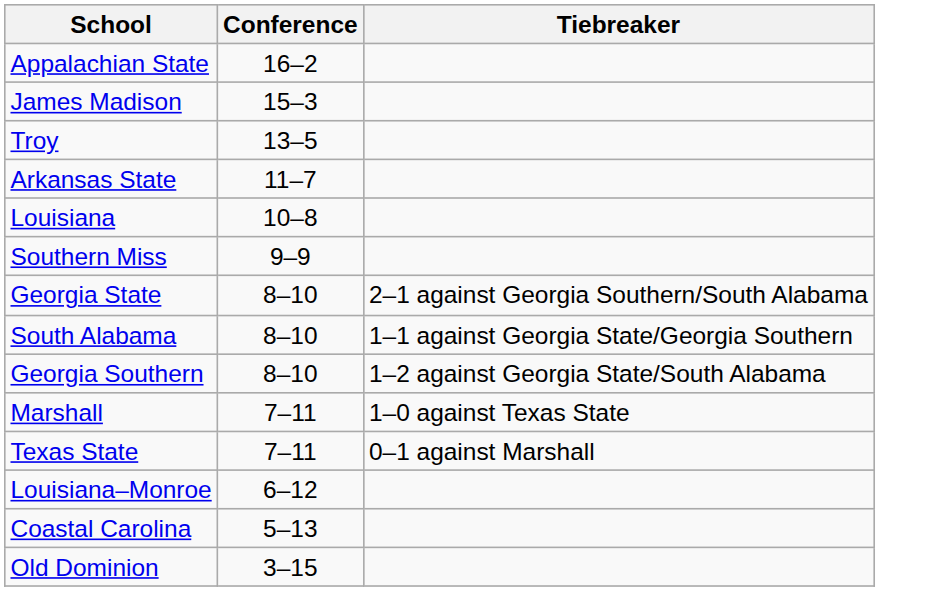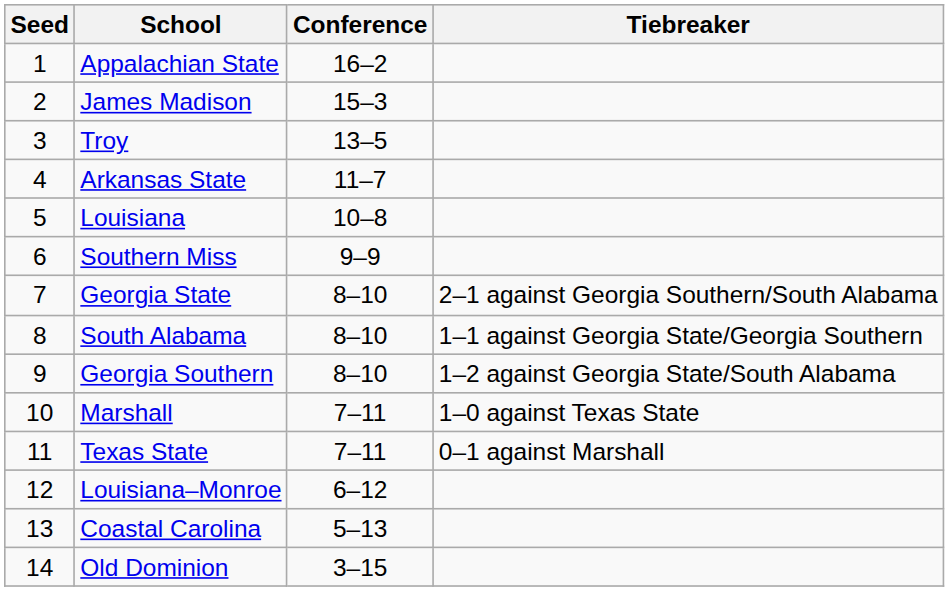+ column: (40, 24)
